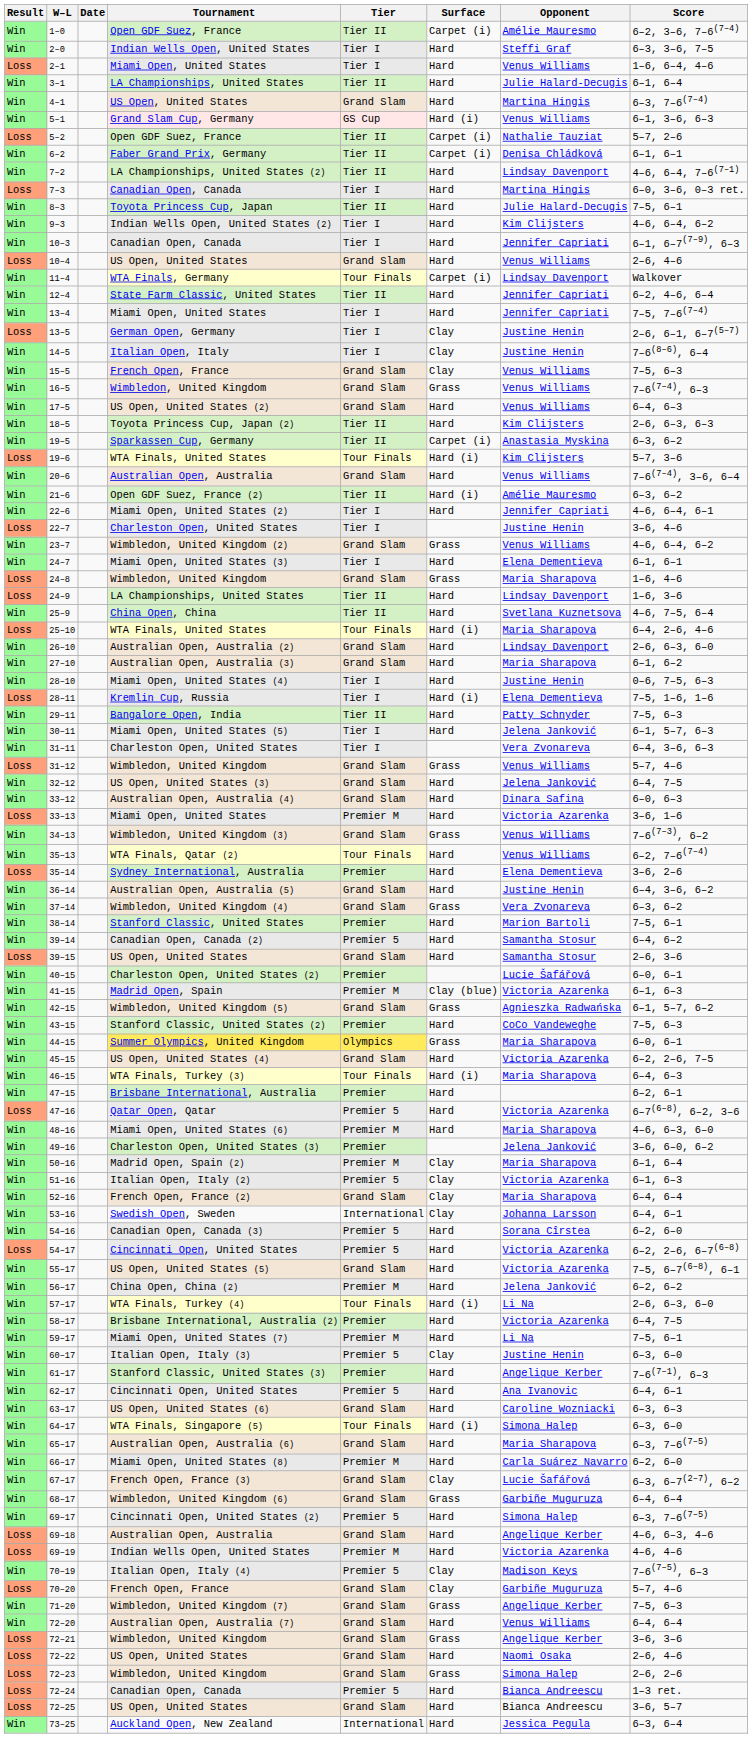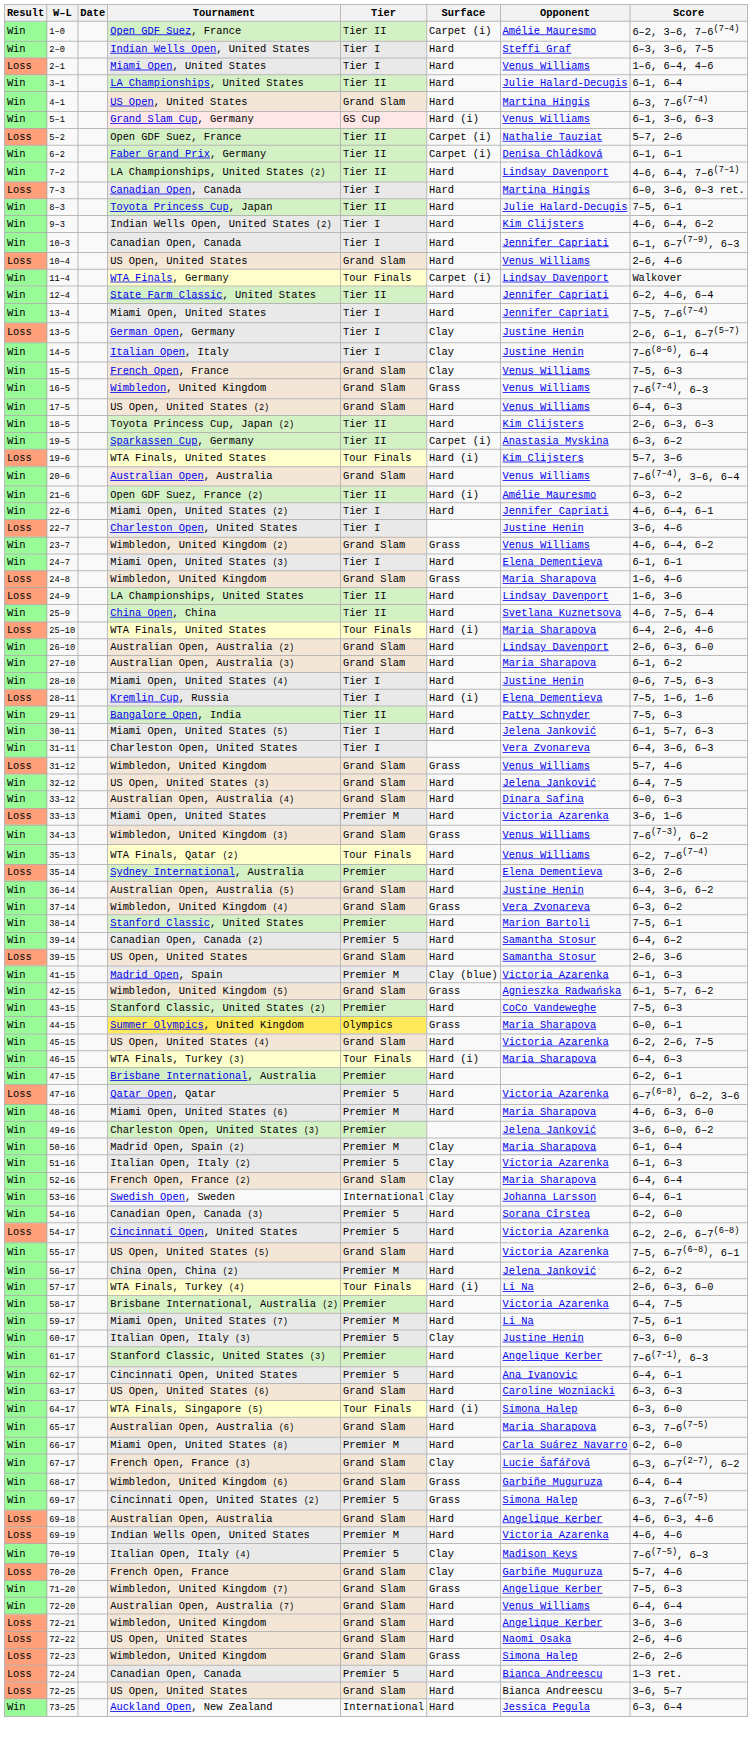- row: (62, 975)
(441, 1517) Hard -> (445, 1500) Grass
(445, 1640) Grass -> (441, 1623) Hard
